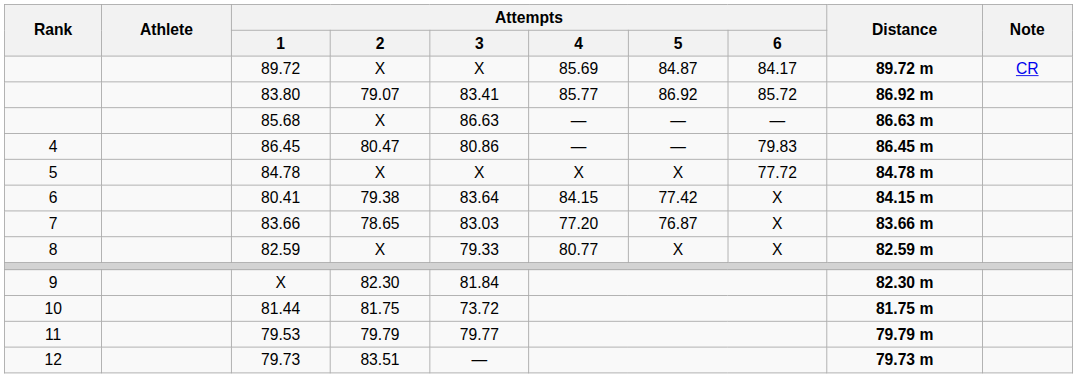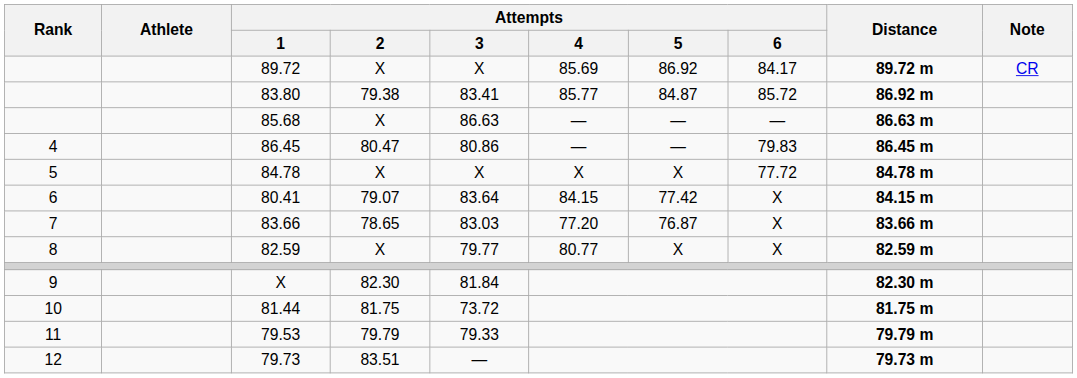(678, 68) 84.87 -> (678, 68) 86.92
(380, 94) 79.07 -> (380, 94) 79.38
(678, 94) 86.92 -> (678, 94) 84.87
(380, 197) 79.38 -> (380, 197) 79.07
(479, 249) 79.33 -> (479, 249) 79.77
(479, 334) 79.77 -> (479, 334) 79.33
